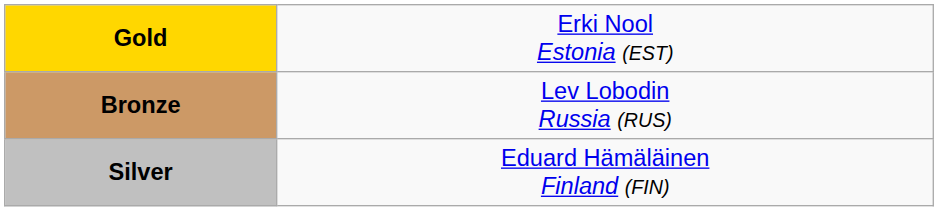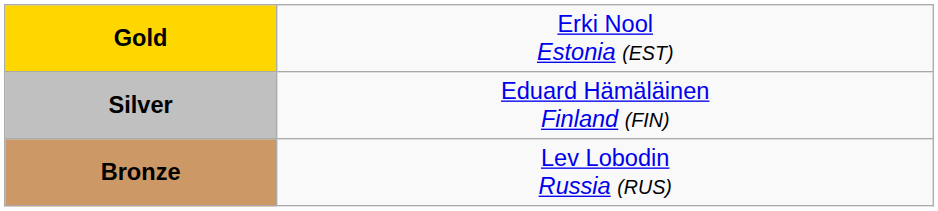rows swapped: (141, 171) <-> (141, 104)
